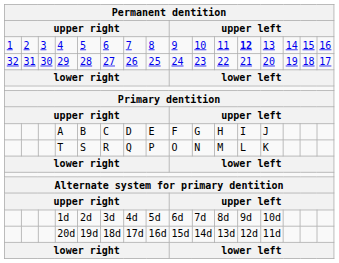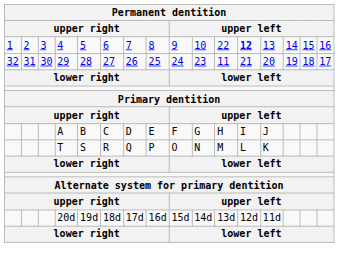(223, 45) 11 -> (223, 45) 22
(223, 61) 22 -> (223, 61) 11
- row: (13, 218)
